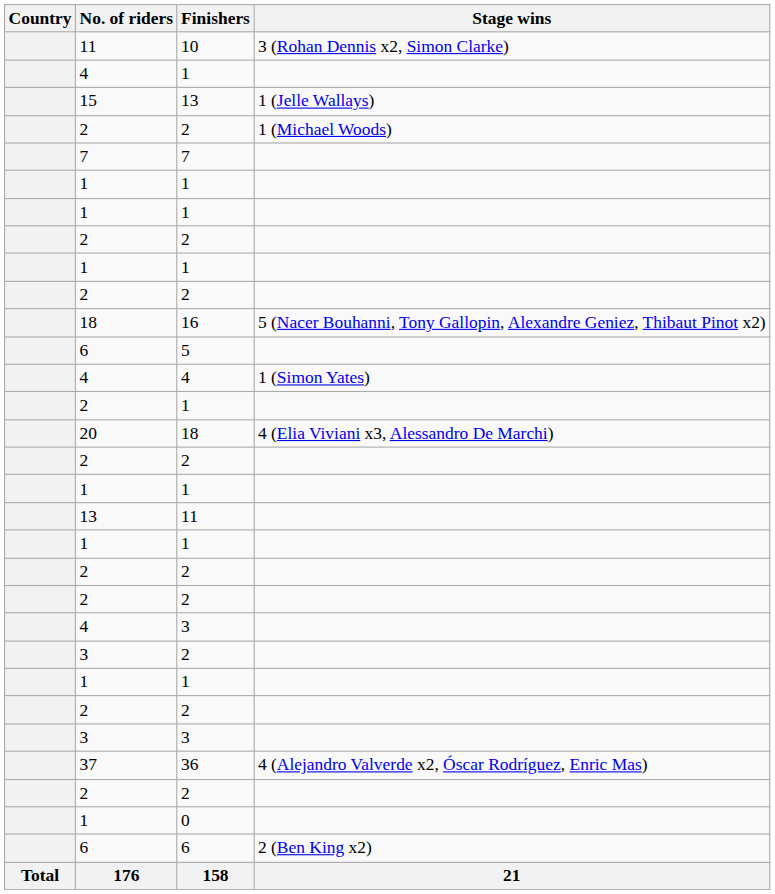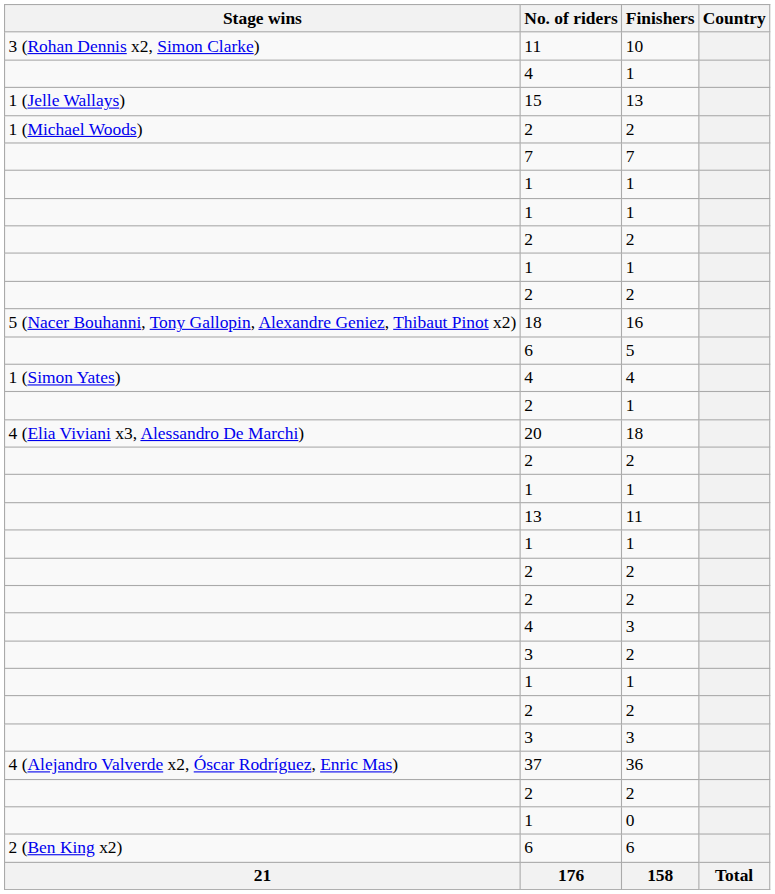columns swapped: (40, 18) <-> (512, 18)
